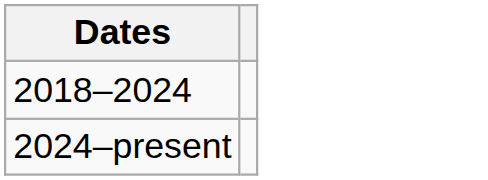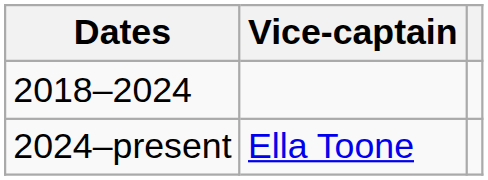+ column: (353, 32)
